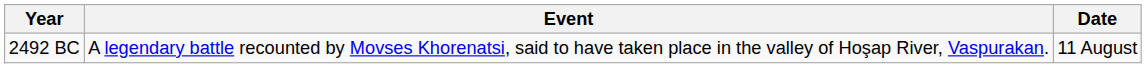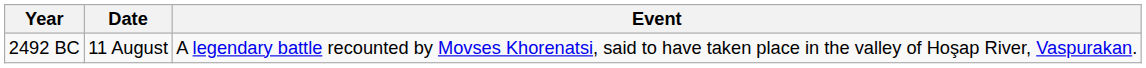columns swapped: (1097, 18) <-> (569, 18)
